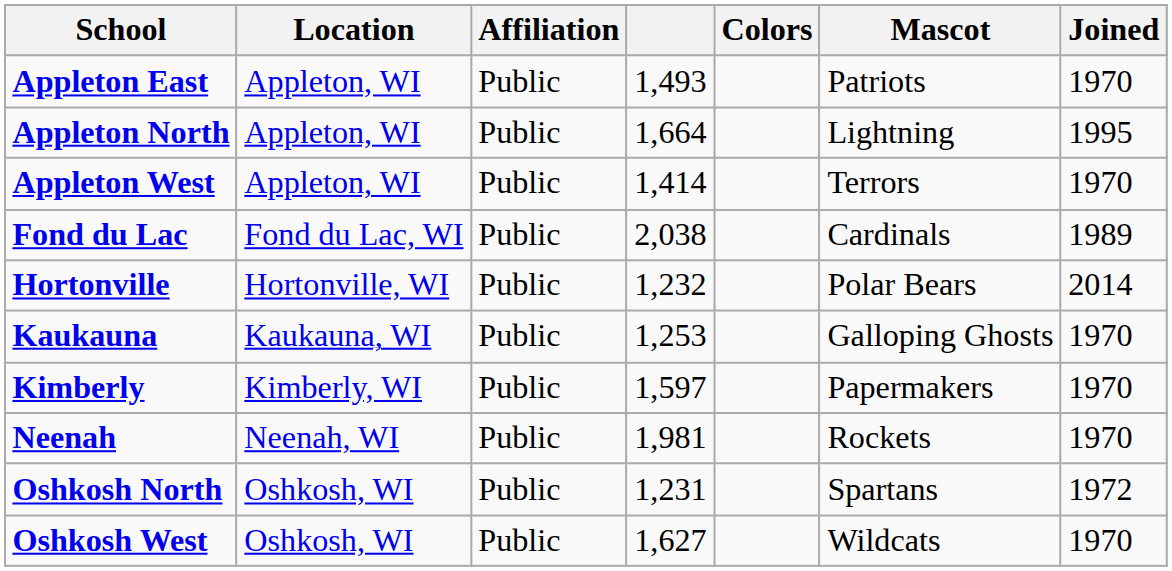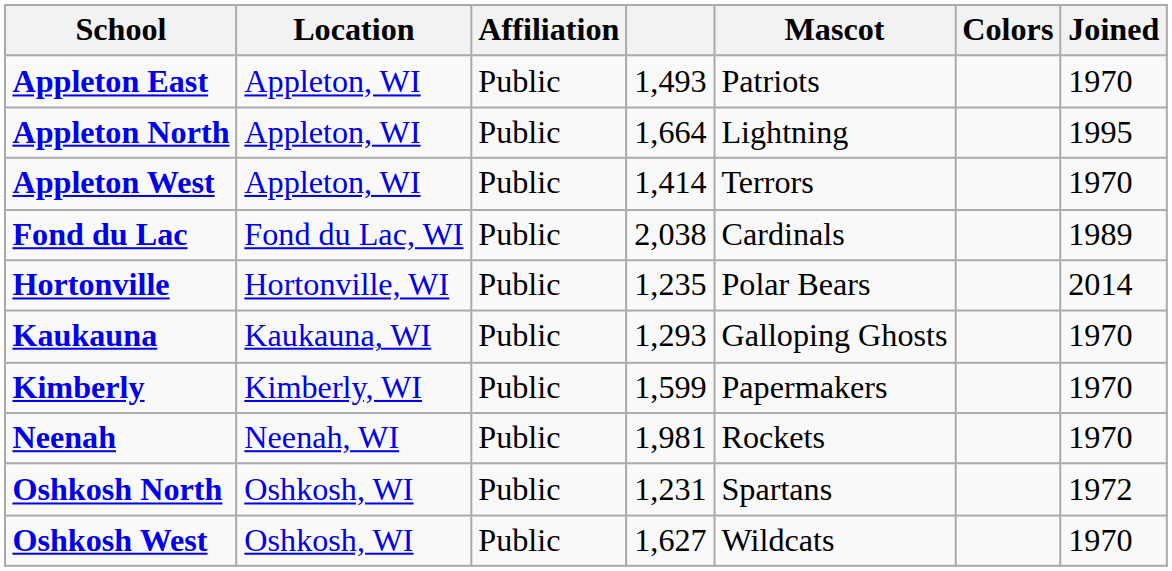columns swapped: (940, 30) <-> (767, 30)
(670, 285) 1,232 -> (670, 285) 1,235
(670, 336) 1,253 -> (670, 336) 1,293
(670, 387) 1,597 -> (670, 387) 1,599
